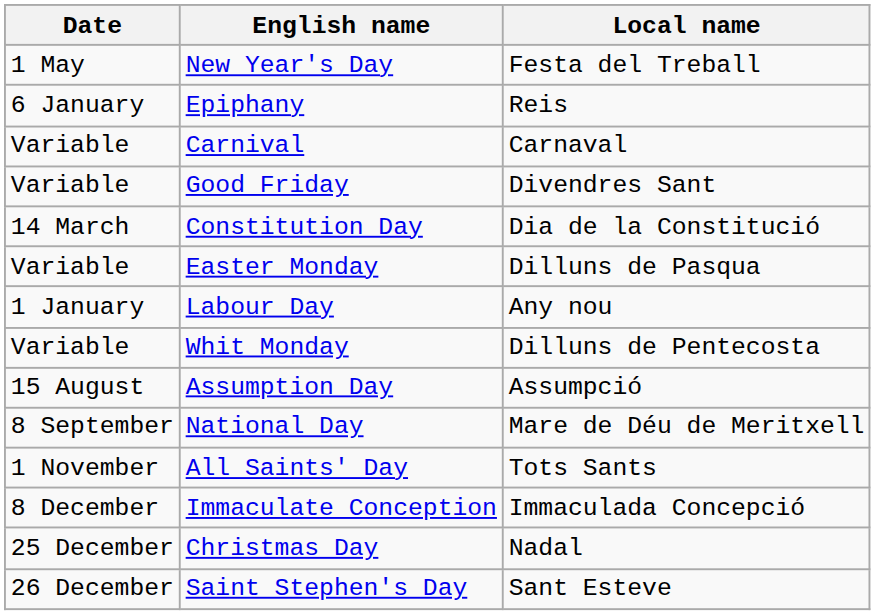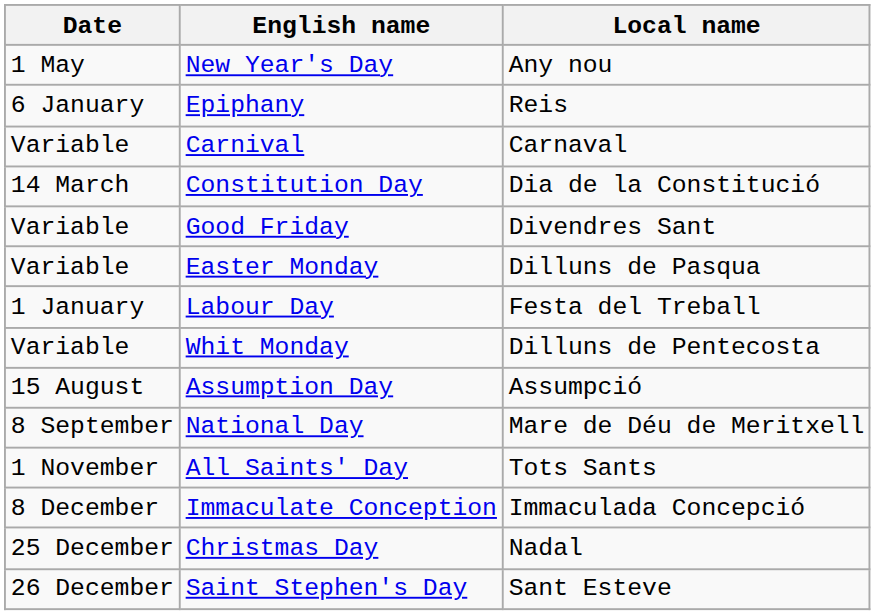(635, 65) Festa del Treball -> (561, 65) Any nou
rows swapped: (304, 226) <-> (267, 186)
(561, 307) Any nou -> (635, 307) Festa del Treball
